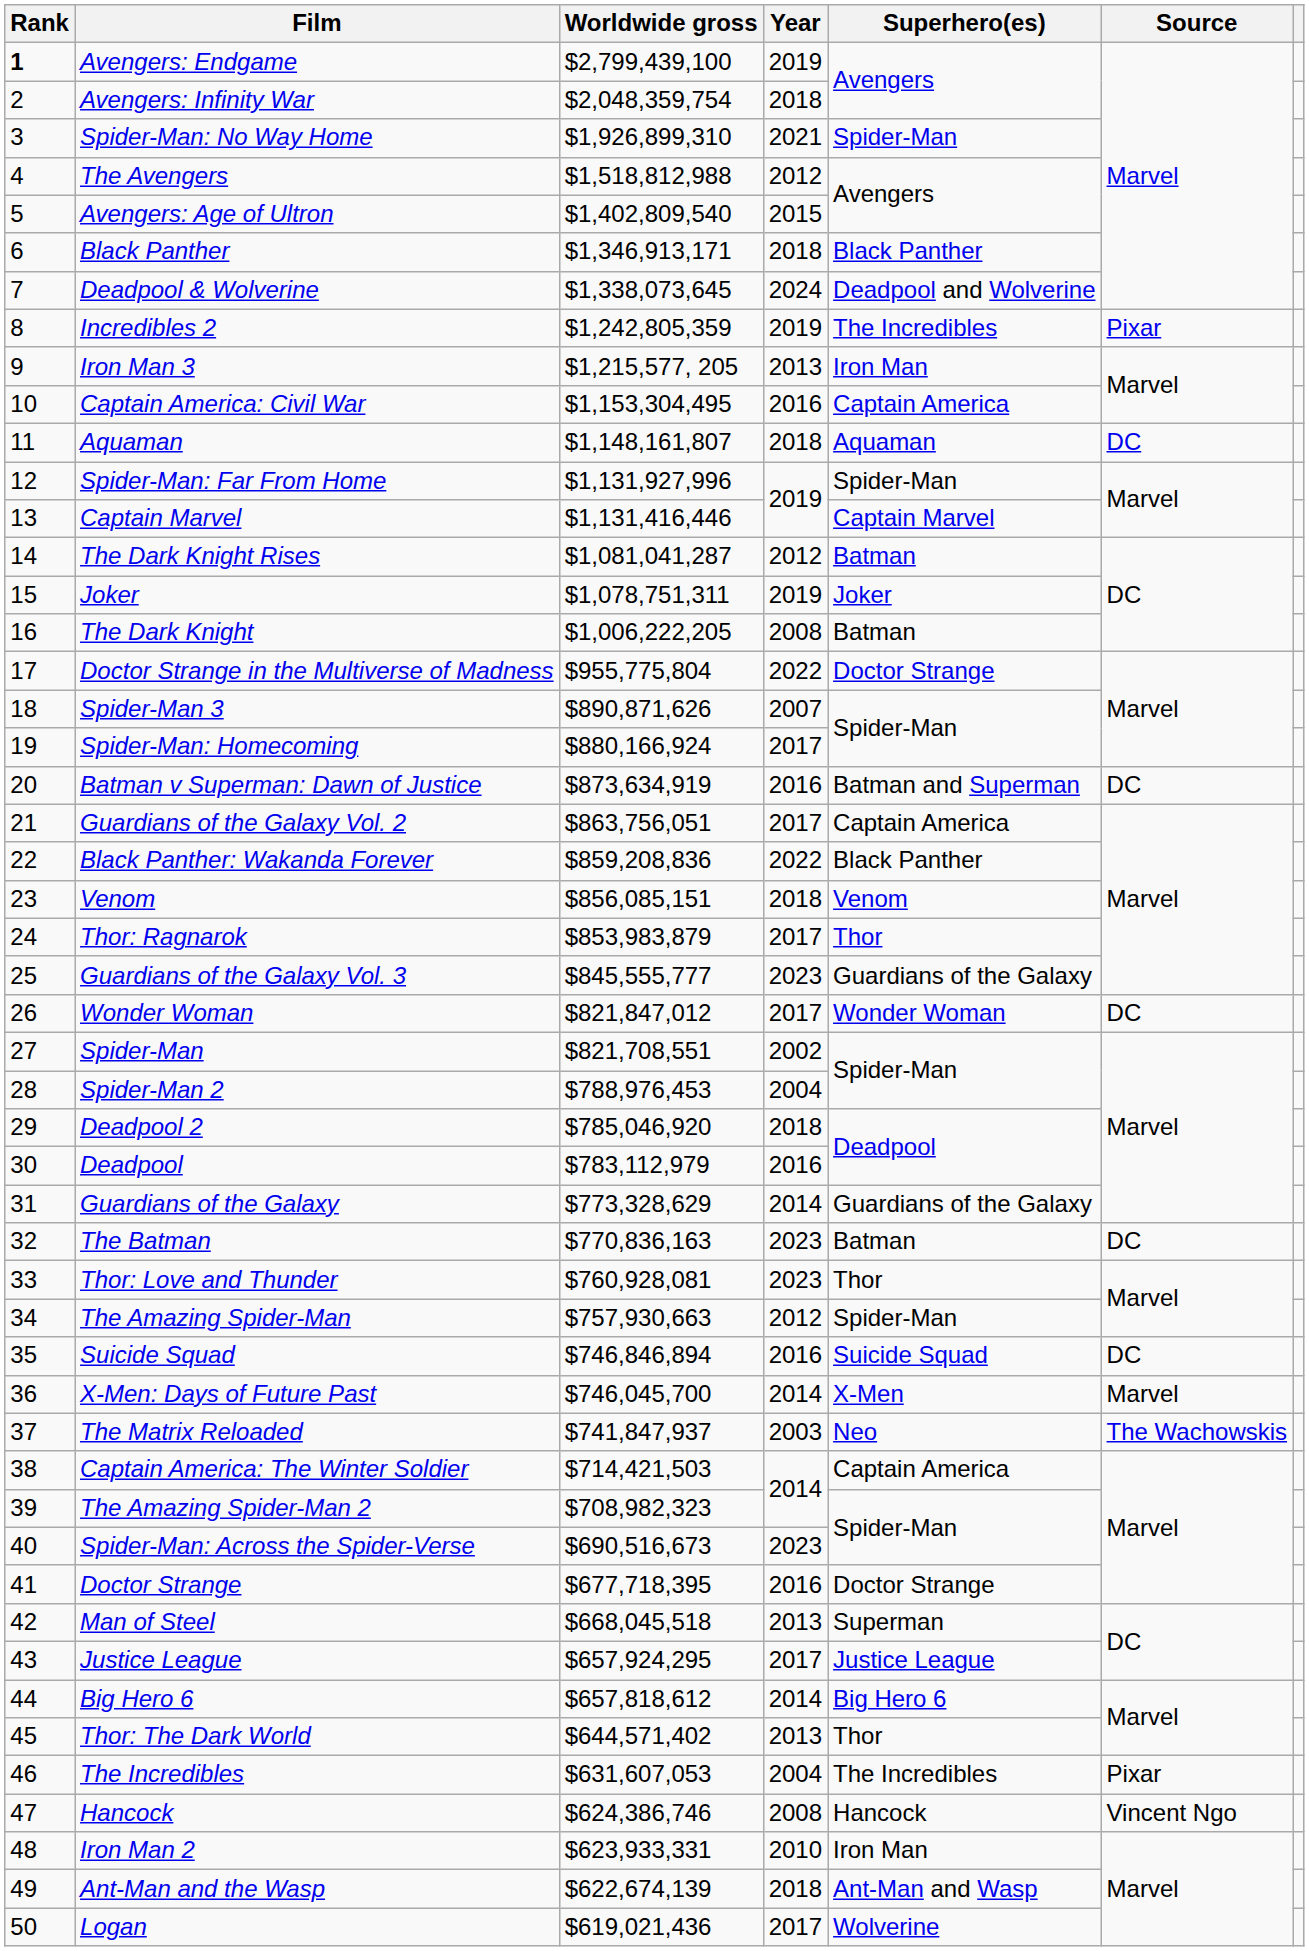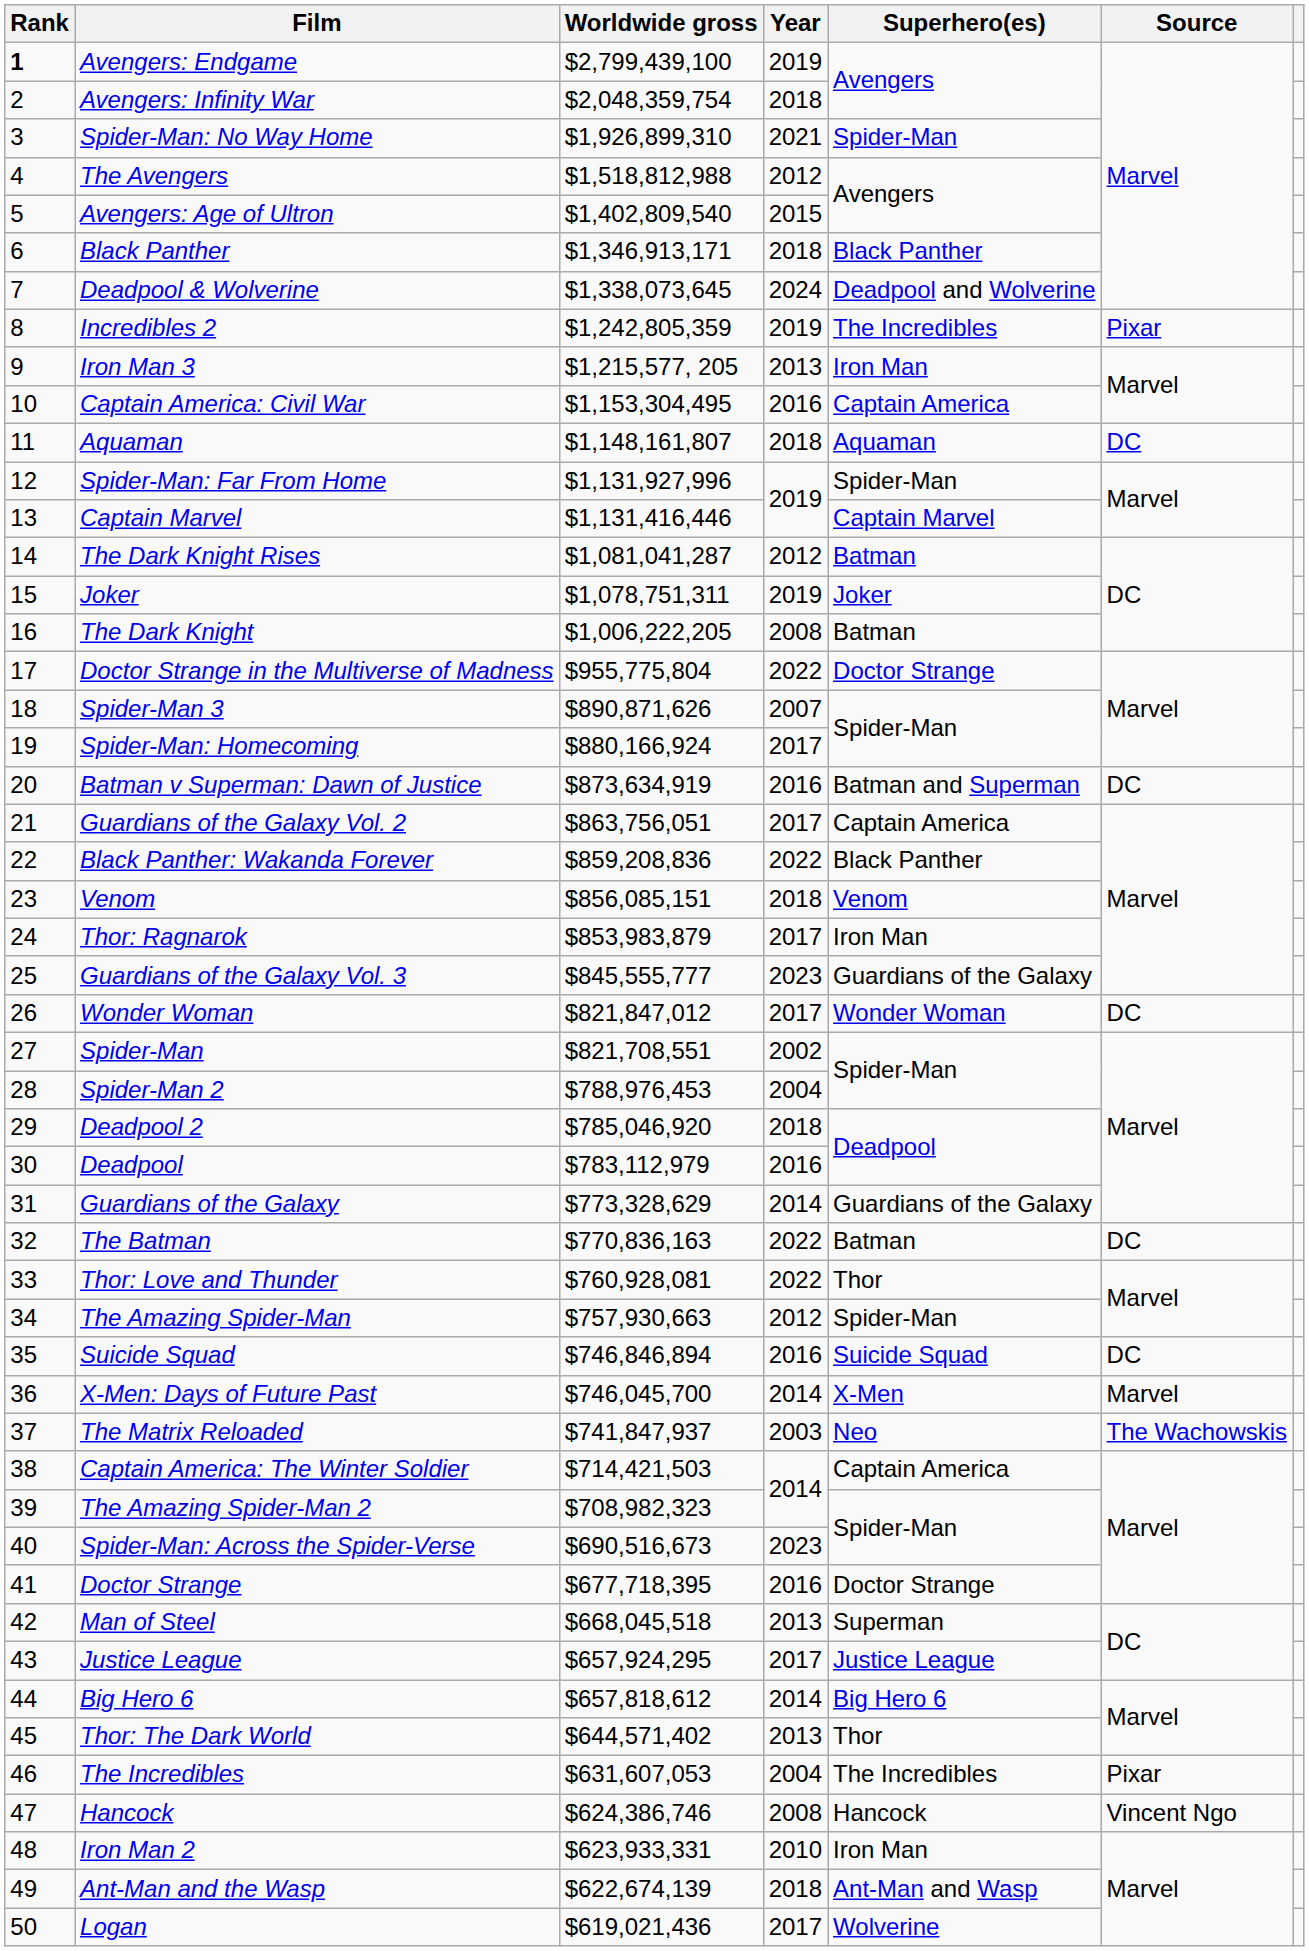(858, 937) Thor -> (880, 937) Iron Man
(795, 1241) 2023 -> (795, 1241) 2022
(795, 1279) 2023 -> (795, 1279) 2022
